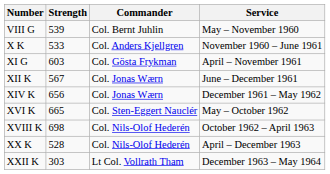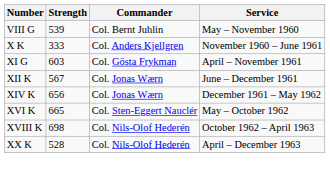(56, 45) 533 -> (56, 45) 333
- row: (23, 161)
